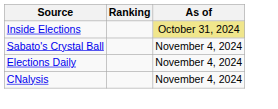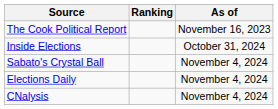+ row: (67, 29)
(199, 29) khaki background -> (224, 46) no background
